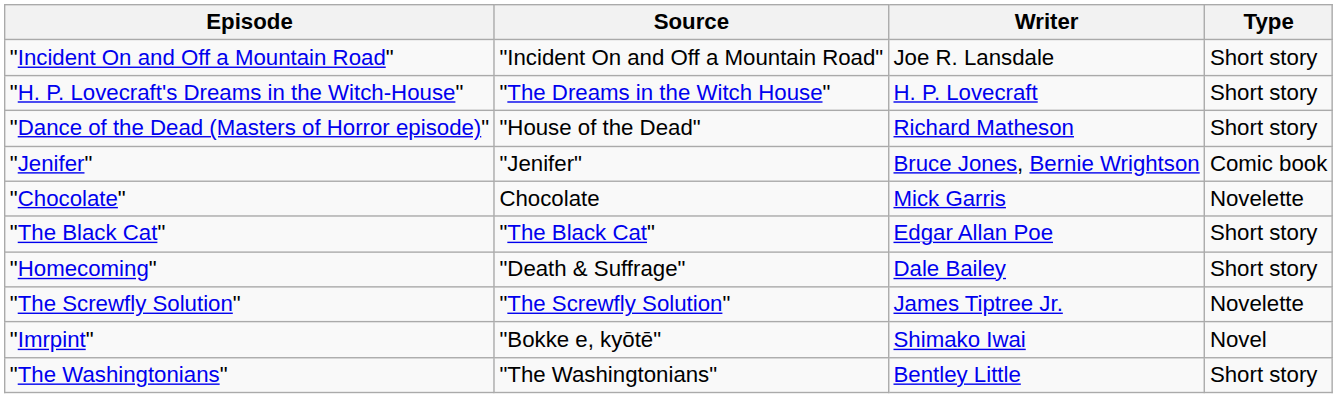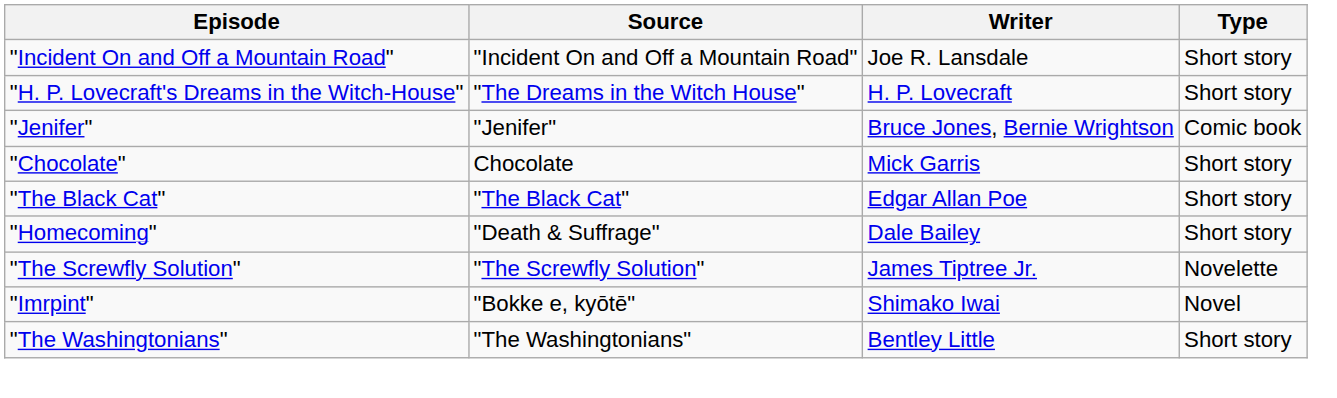- row: (249, 127)
(1257, 198) Novelette -> (1238, 163) Short story
